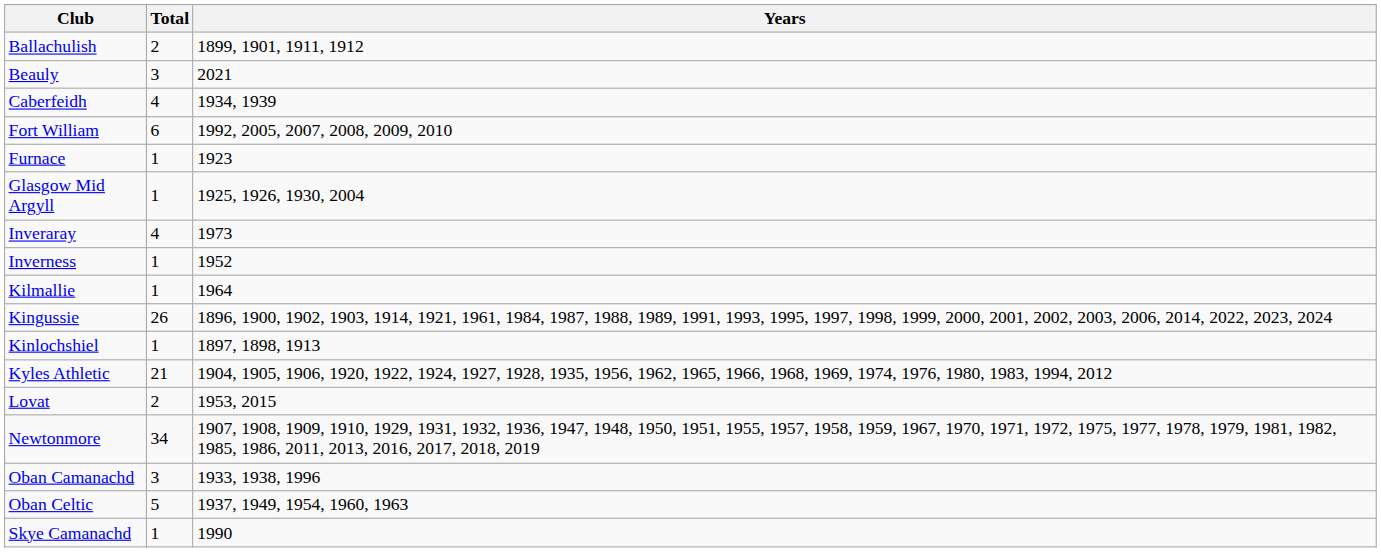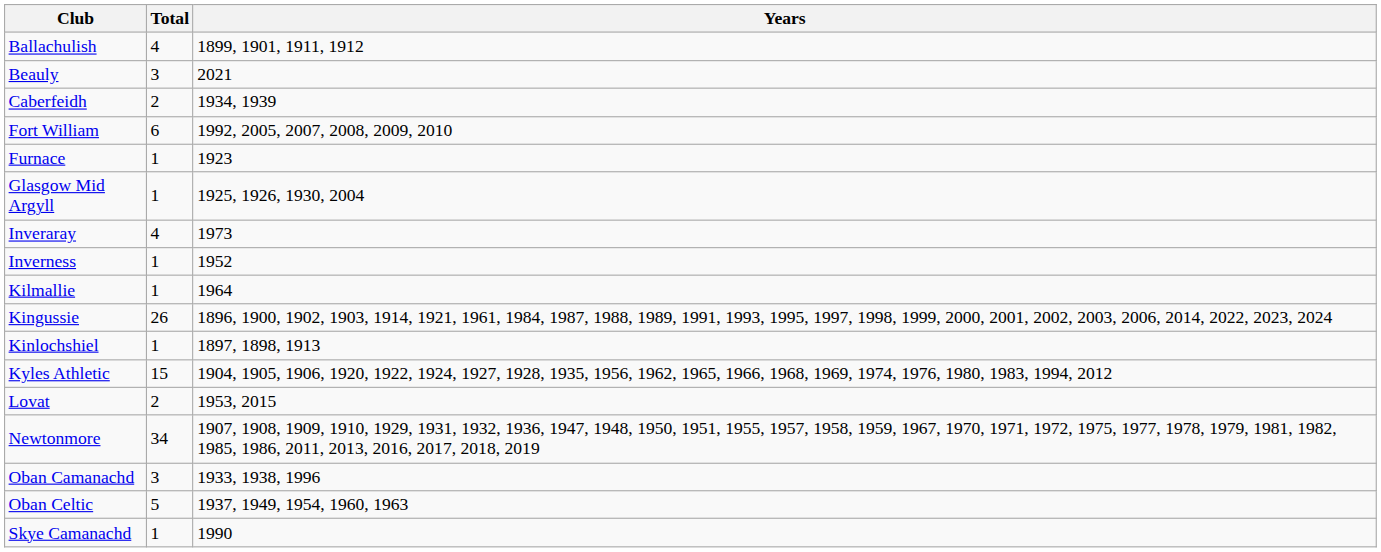(155, 46) 2 -> (155, 46) 4
(155, 102) 4 -> (155, 102) 2
(159, 373) 21 -> (159, 373) 15
